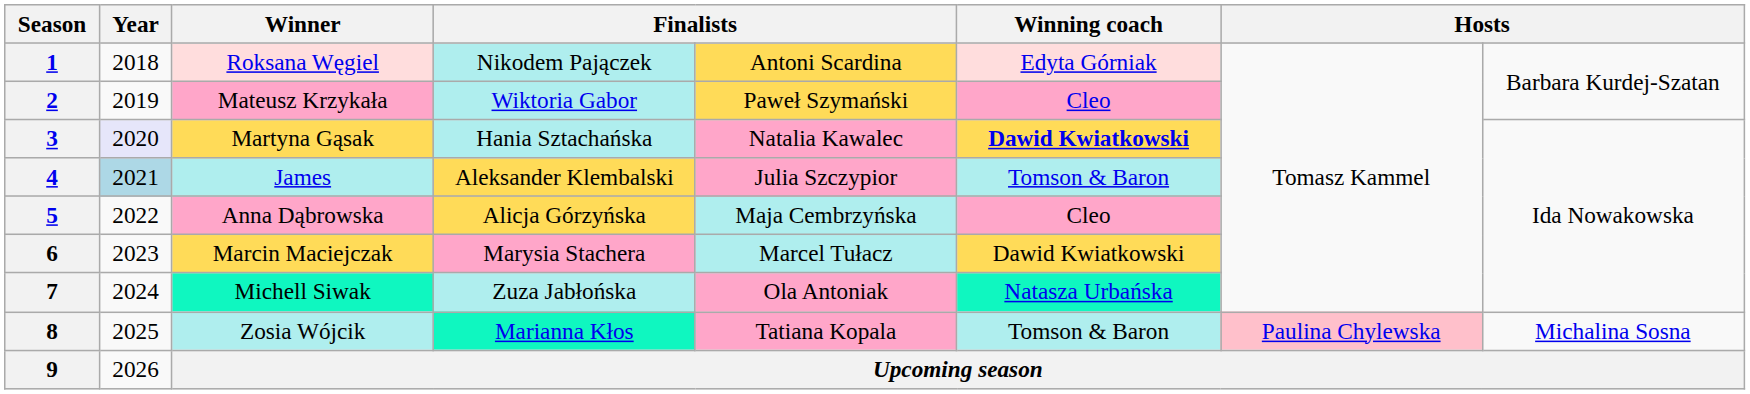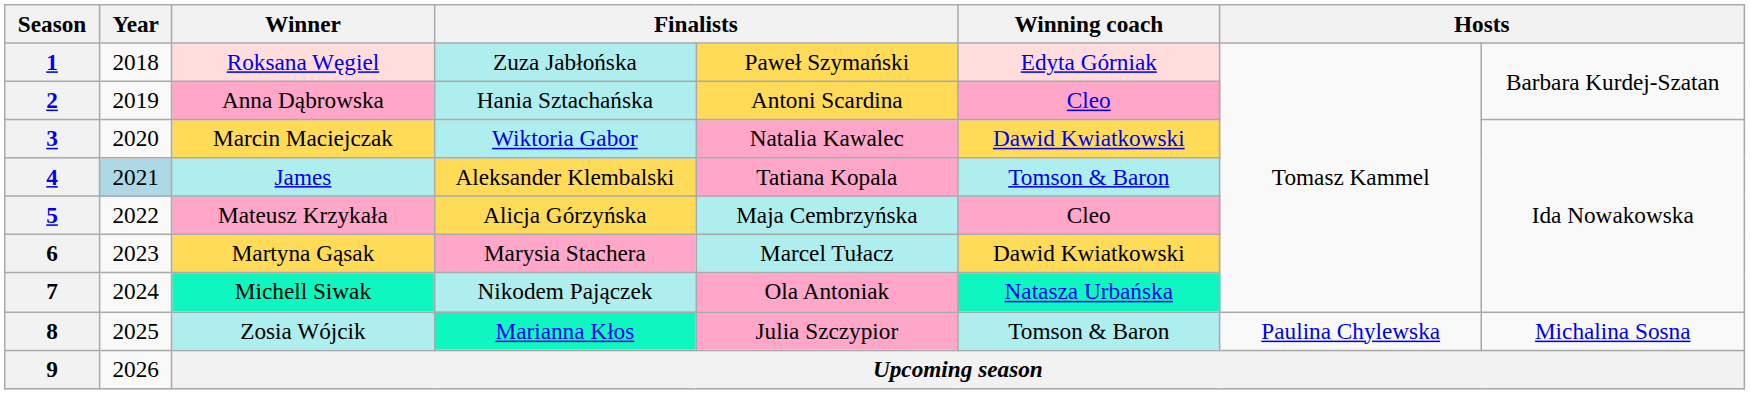(564, 62) Nikodem Pajączek -> (565, 62) Zuza Jabłońska
(826, 62) Antoni Scardina -> (827, 62) Paweł Szymański
(303, 100) Mateusz Krzykała -> (303, 100) Anna Dąbrowska
(564, 100) Wiktoria Gabor -> (565, 100) Hania Sztachańska
(826, 100) Paweł Szymański -> (827, 100) Antoni Scardina
(136, 138) lavender background -> (136, 138) no background
(303, 138) Martyna Gąsak -> (303, 138) Marcin Maciejczak
(564, 138) Hania Sztachańska -> (565, 138) Wiktoria Gabor
(1089, 138) bold -> (1089, 138) normal
(826, 177) Julia Szczypior -> (827, 177) Tatiana Kopala
(303, 215) Anna Dąbrowska -> (303, 215) Mateusz Krzykała
(303, 253) Marcin Maciejczak -> (303, 253) Martyna Gąsak
(564, 292) Zuza Jabłońska -> (565, 292) Nikodem Pajączek
(826, 330) Tatiana Kopala -> (827, 330) Julia Szczypior
(1351, 330) pink background -> (1351, 330) no background
